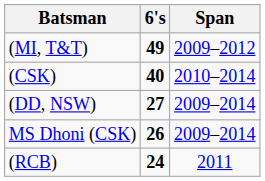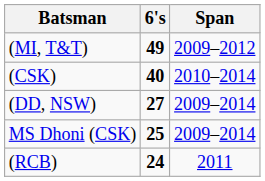(155, 133) 26 -> (155, 133) 25
